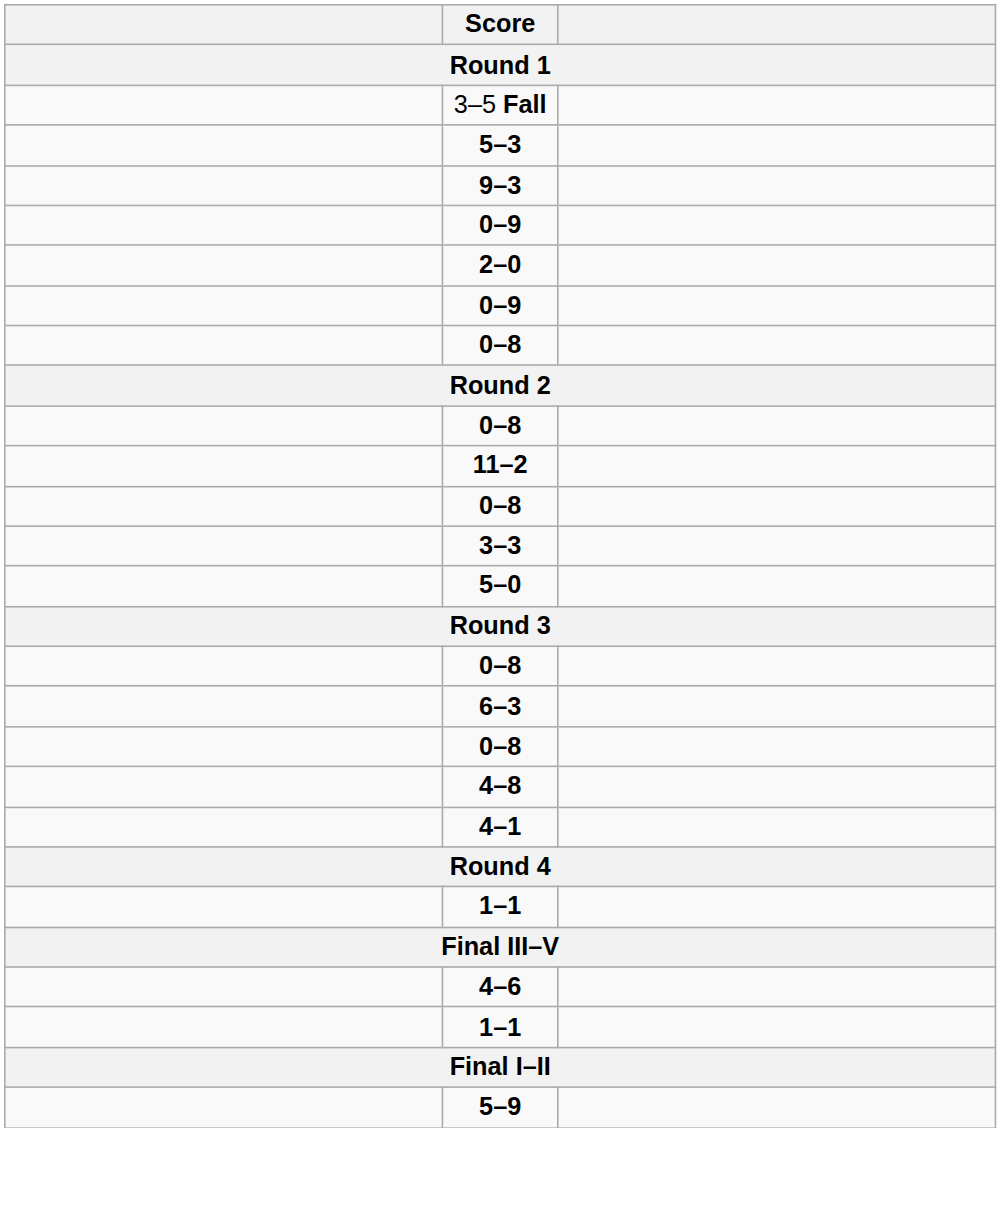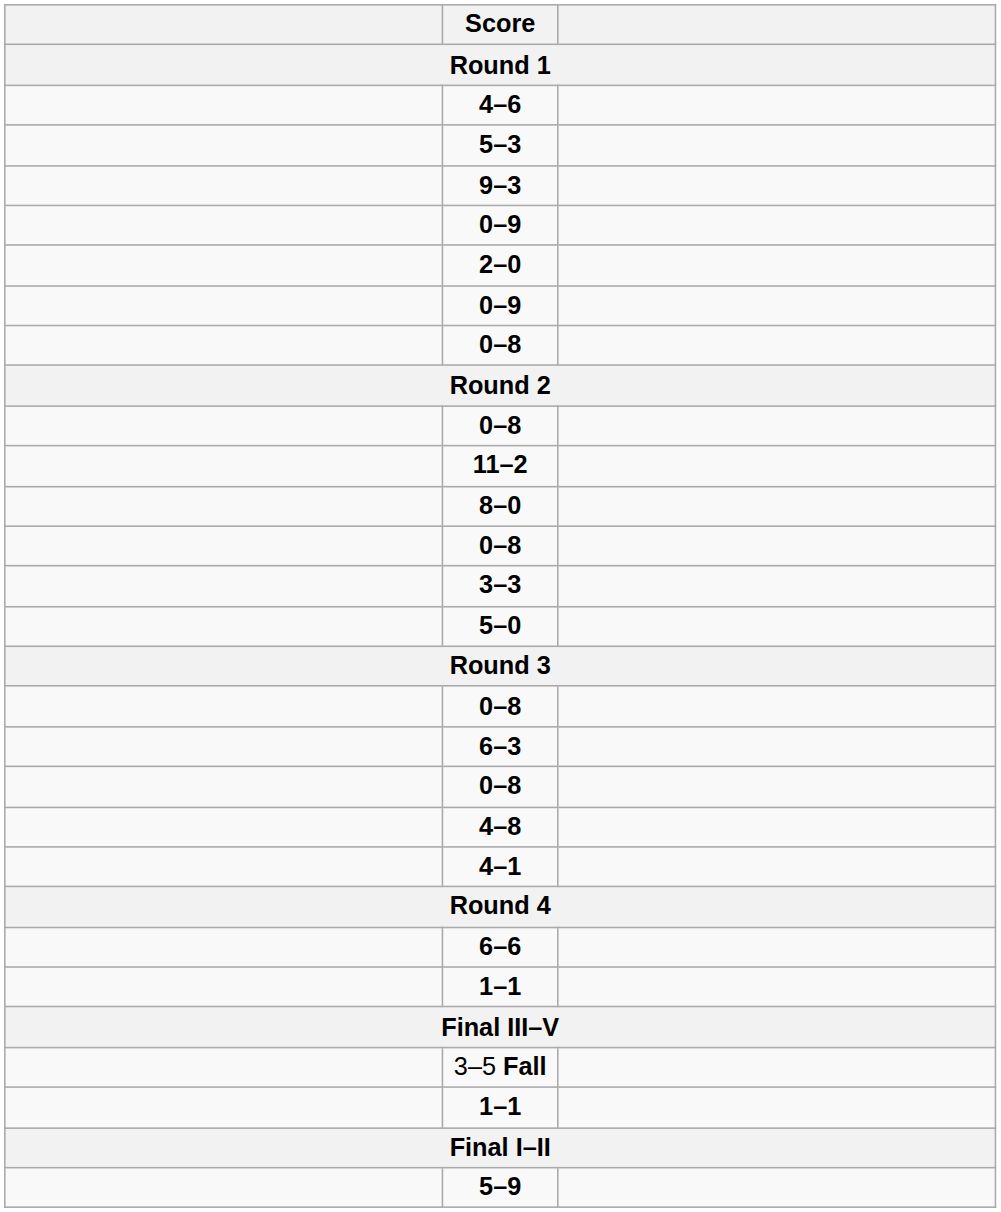rows swapped: (224, 105) <-> (224, 987)
+ row: (224, 506)
+ row: (224, 947)
